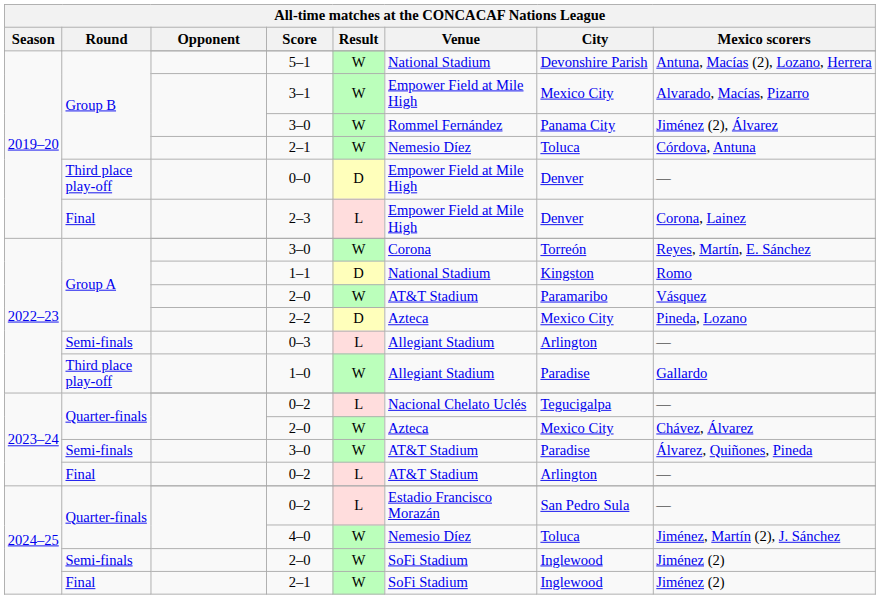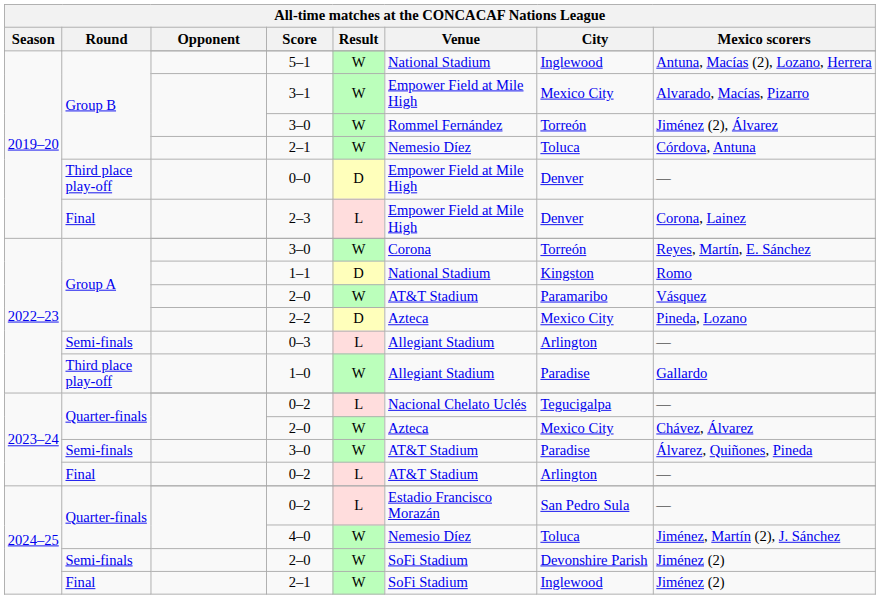(594, 62) Devonshire Parish -> (572, 62) Inglewood
(578, 124) Panama City -> (563, 124) Torreón
(572, 559) Inglewood -> (594, 559) Devonshire Parish
